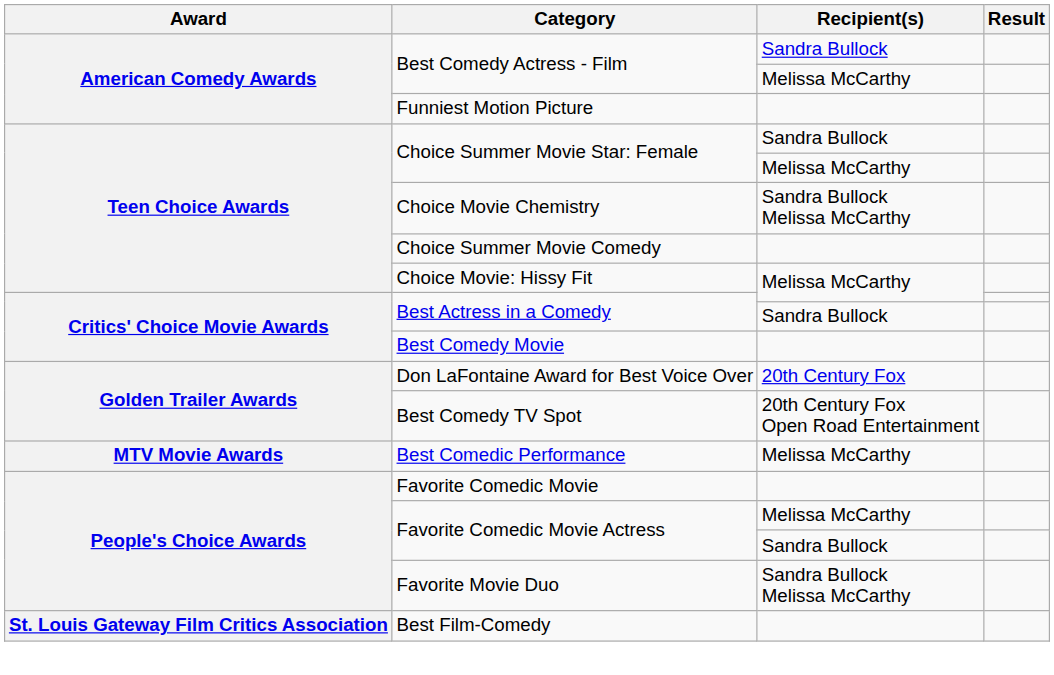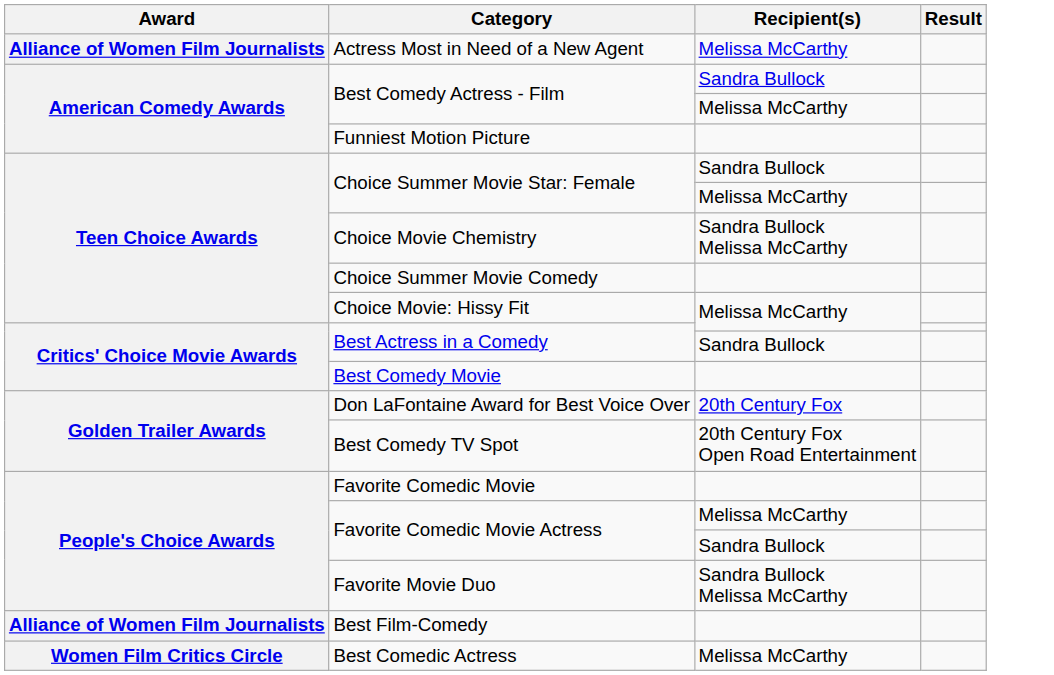+ row: (488, 49)
- row: (511, 456)
(198, 625) St. Louis Gateway Film Critics Association -> (167, 625) Alliance of Women Film Journalists
+ row: (425, 655)
